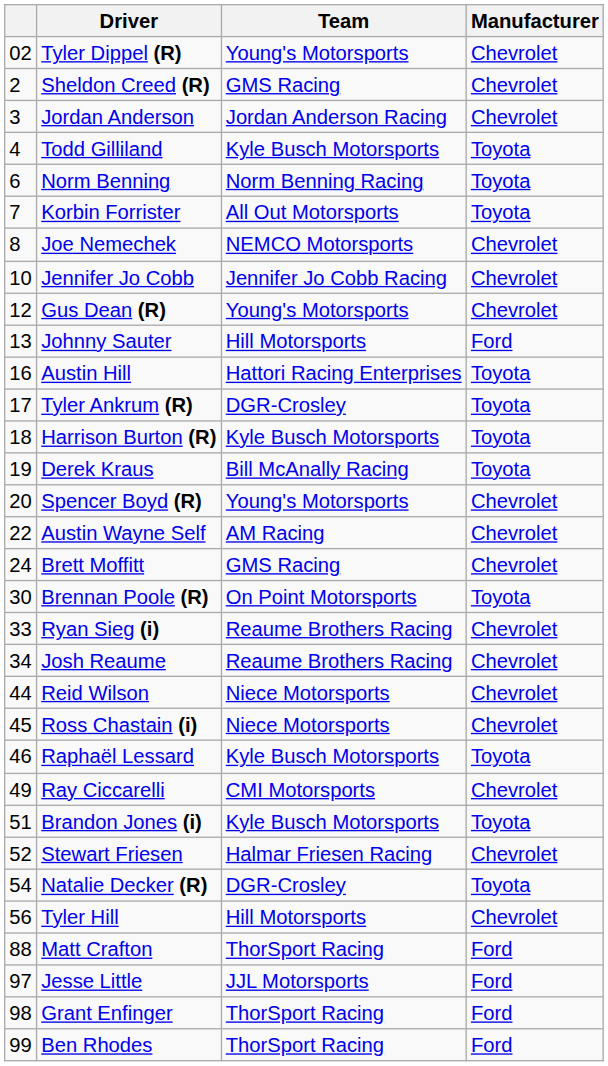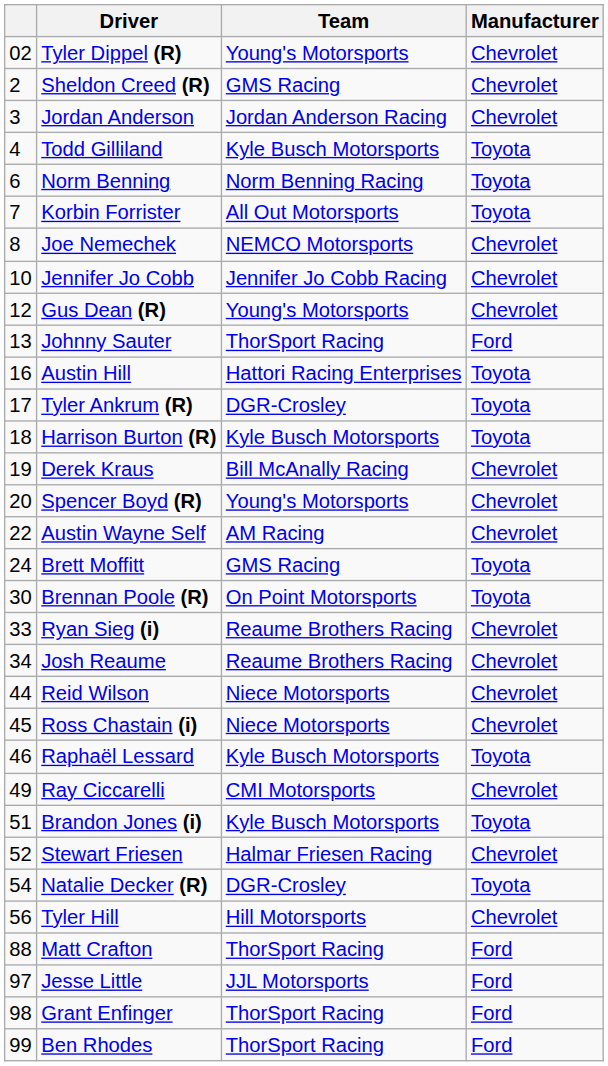(296, 341) Hill Motorsports -> (305, 341) ThorSport Racing
(501, 469) Toyota -> (514, 469) Chevrolet
(514, 565) Chevrolet -> (501, 565) Toyota
